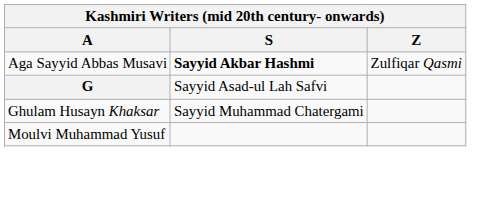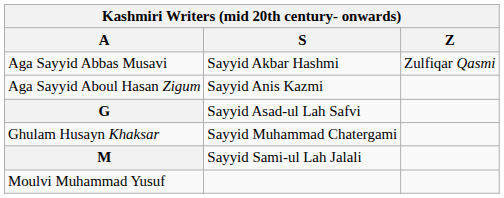(244, 63) bold -> (273, 63) normal
+ row: (104, 87)
+ row: (104, 157)
